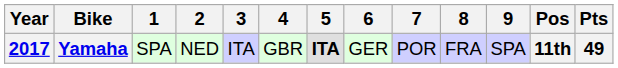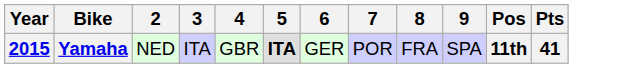- column: (154, 19)
(29, 48) 2017 -> (29, 48) 2015
(594, 48) 49 -> (550, 48) 41
